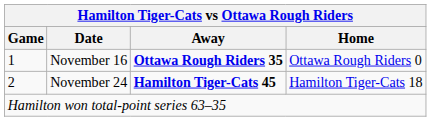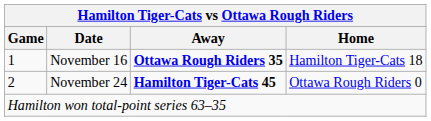(355, 60) Ottawa Rough Riders 0 -> (356, 60) Hamilton Tiger-Cats 18
(356, 82) Hamilton Tiger-Cats 18 -> (355, 82) Ottawa Rough Riders 0
